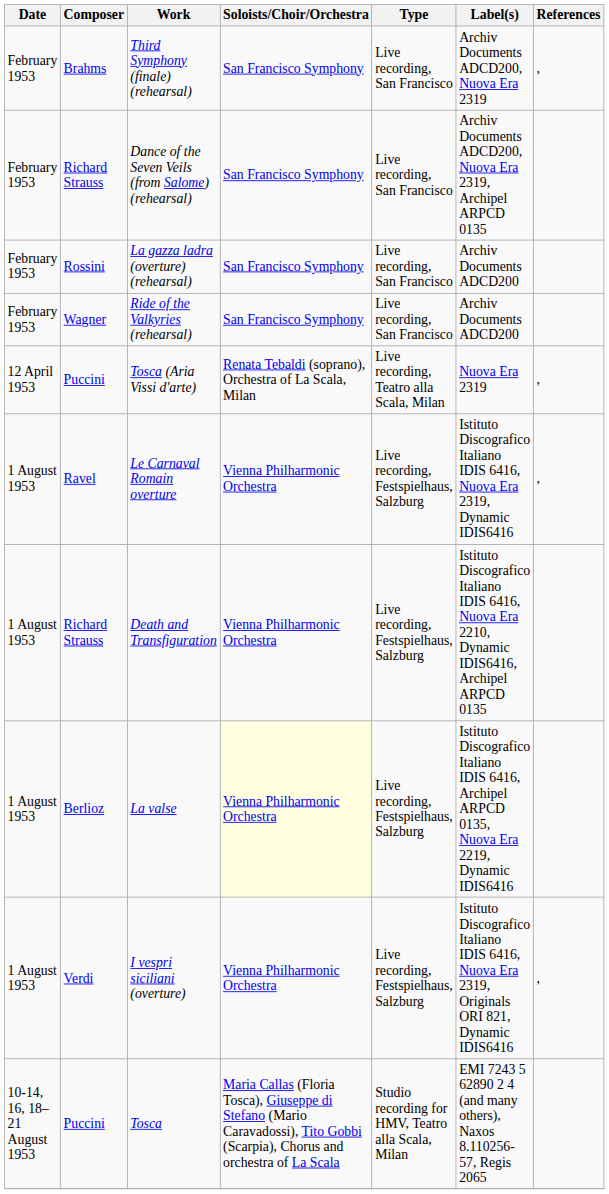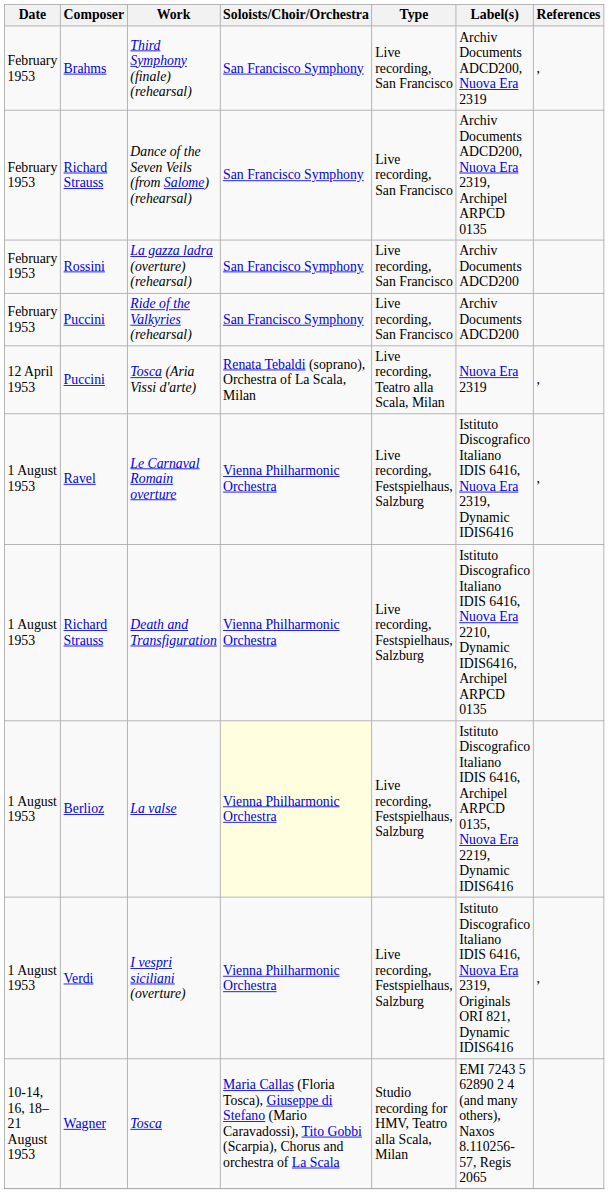(85, 319) Wagner -> (84, 319) Puccini
(84, 1123) Puccini -> (85, 1123) Wagner
